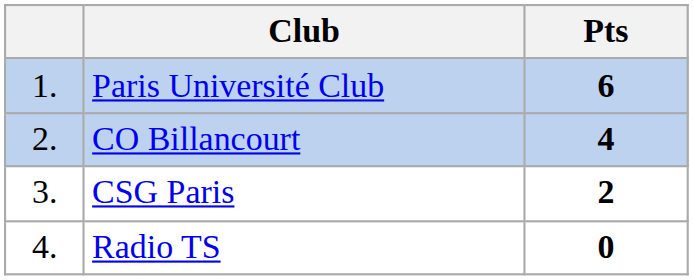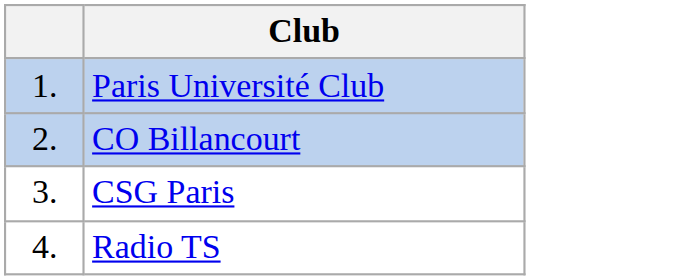- column: (606, 31)
